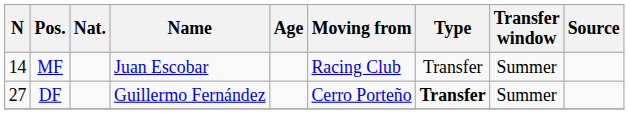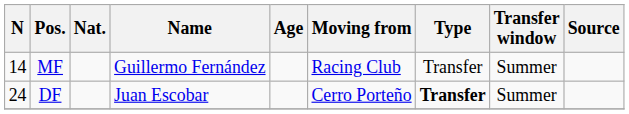(161, 66) Juan Escobar -> (190, 66) Guillermo Fernández
(18, 94) 27 -> (18, 94) 24
(190, 94) Guillermo Fernández -> (161, 94) Juan Escobar
